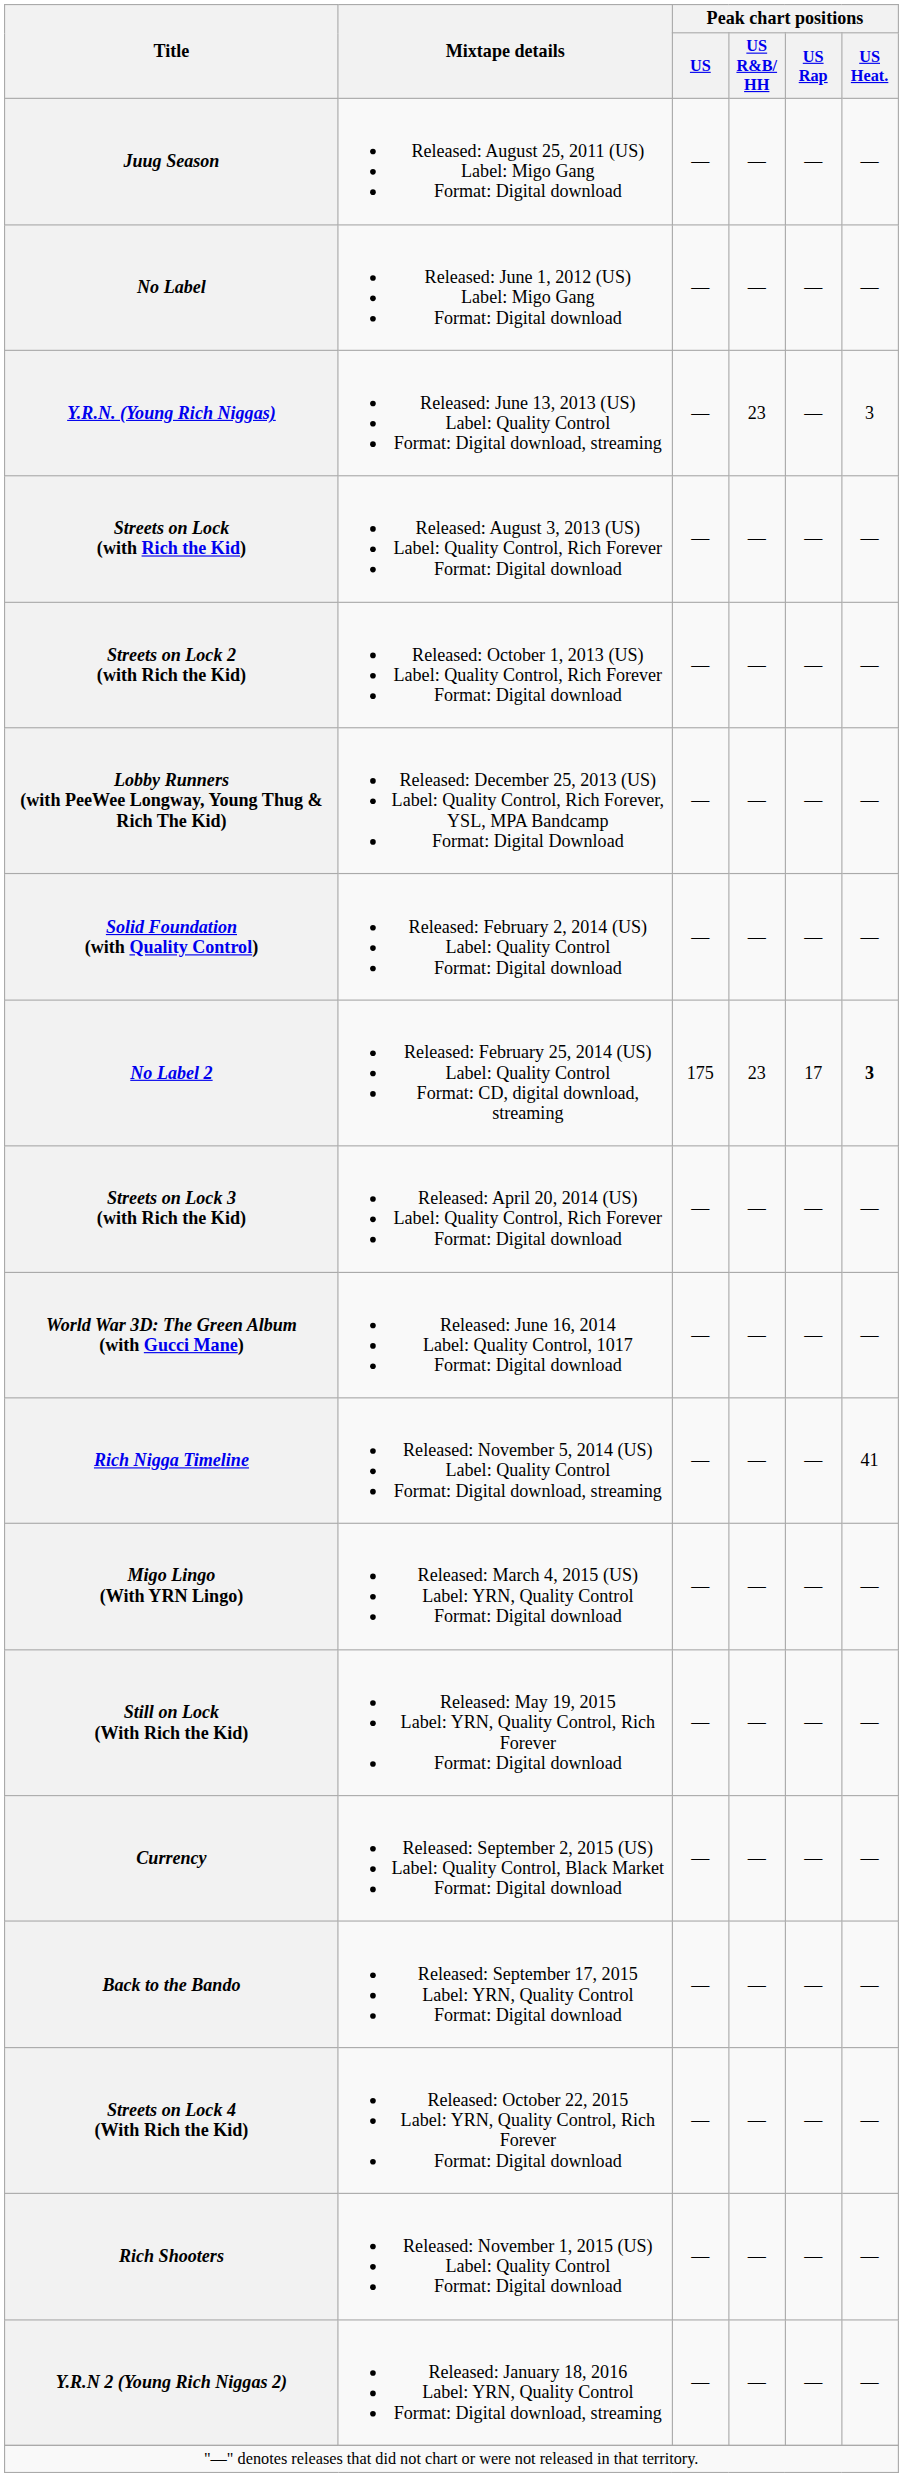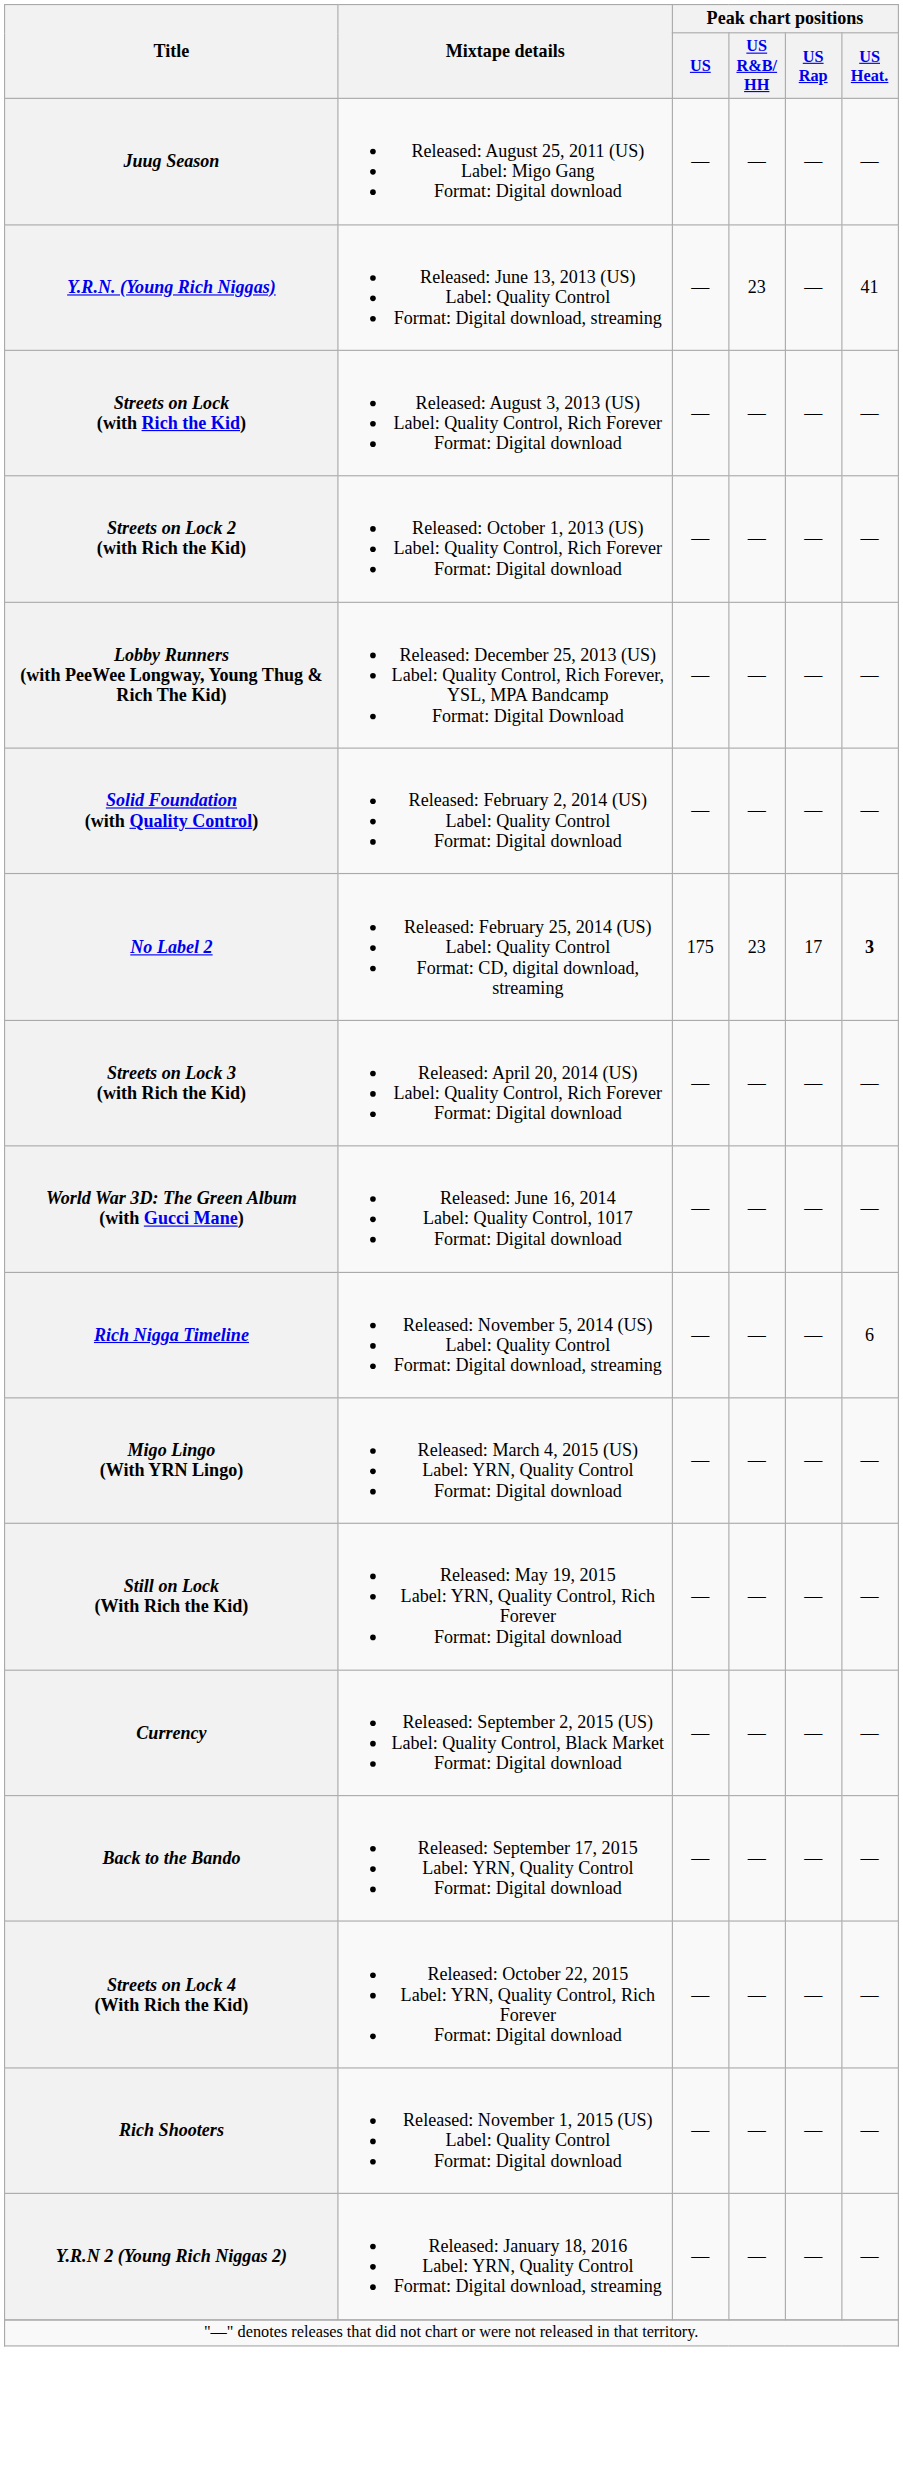- row: (171, 287)
(870, 413) 3 -> (870, 287) 41
(870, 1460) 41 -> (870, 1334) 6
